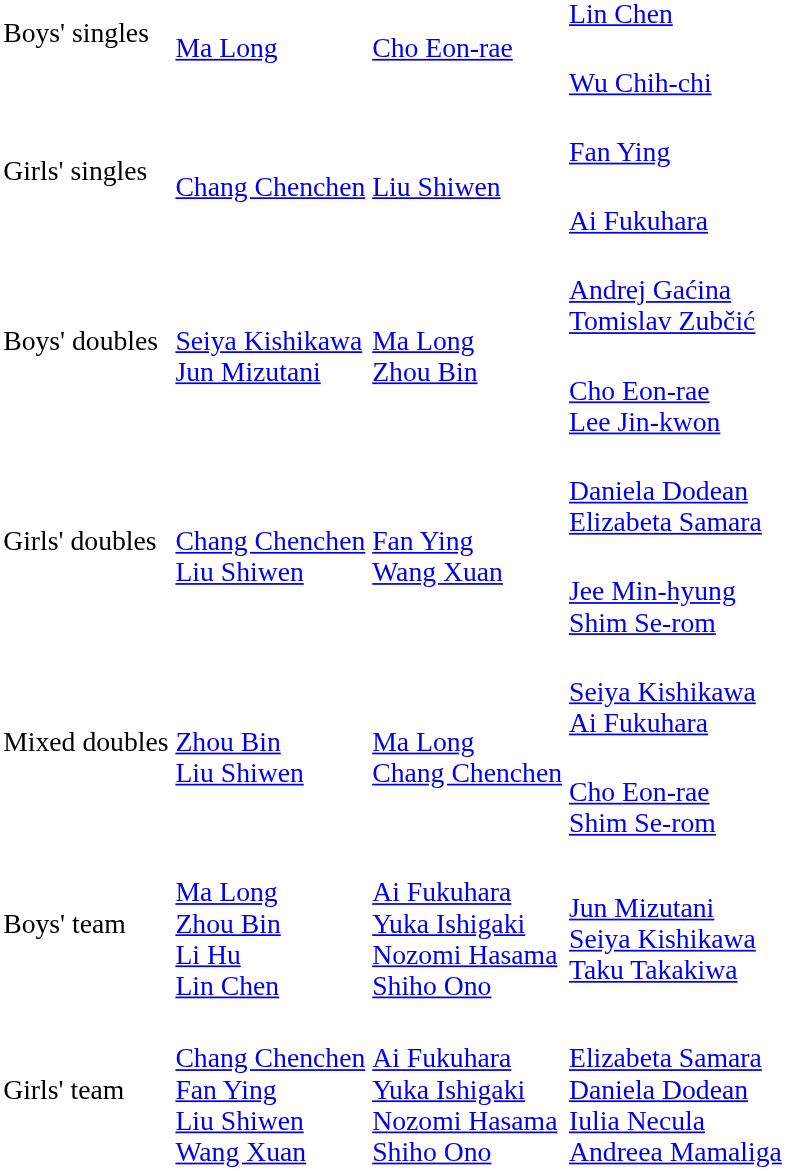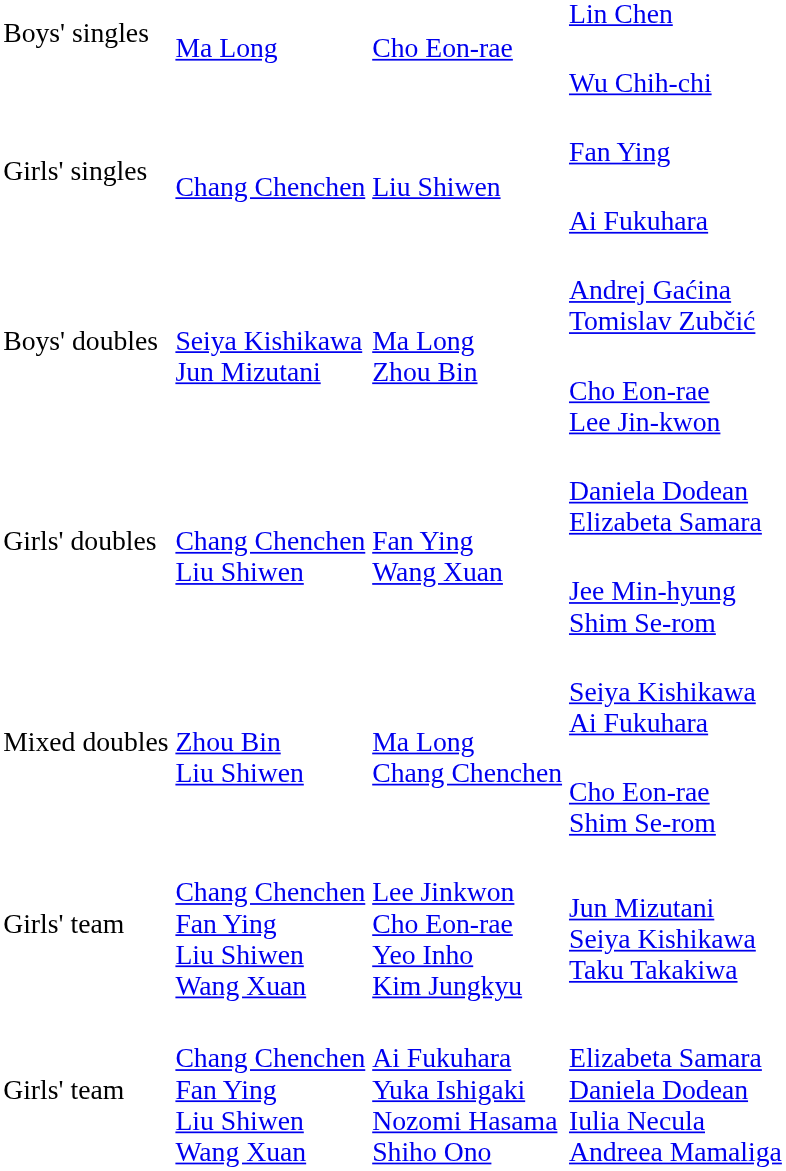(64, 923) Boys' team -> (64, 923) Girls' team
(228, 939) Ma Long Zhou Bin Li Hu Lin Chen -> (270, 939) Chang Chenchen Fan Ying Liu Shiwen Wang Xuan
(465, 939) Ai Fukuhara Yuka Ishigaki Nozomi Hasama Shiho Ono -> (447, 939) Lee Jinkwon Cho Eon-rae Yeo Inho Kim Jungkyu
